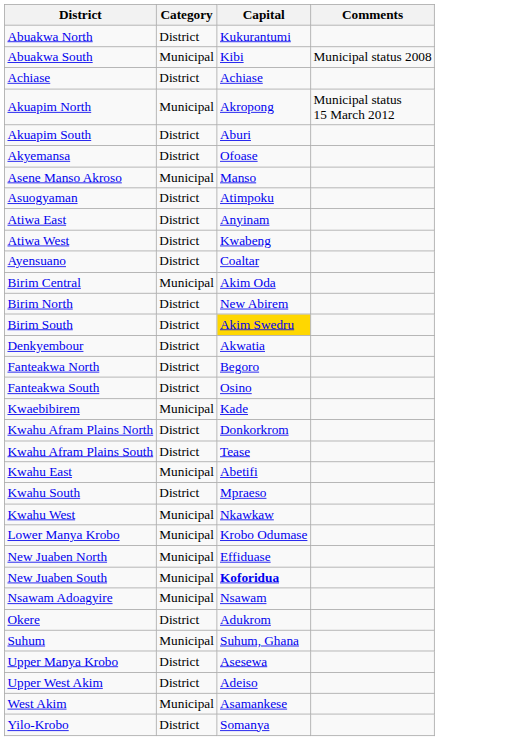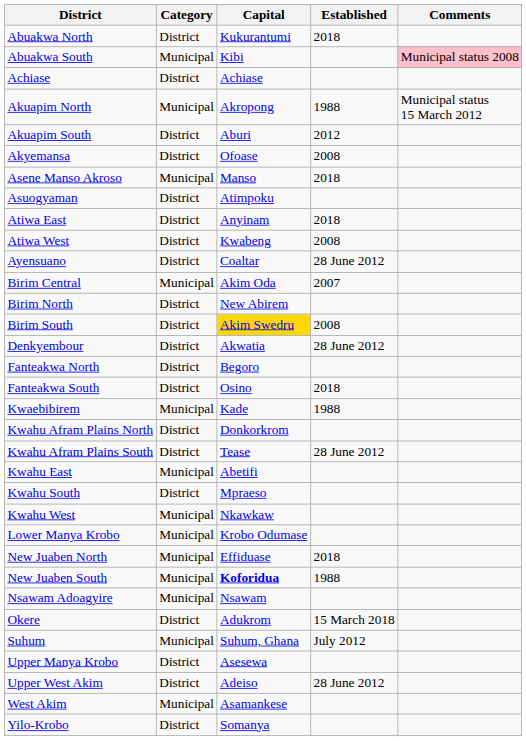+ column: (354, 15)
(373, 57) no background -> (460, 57) pink background
